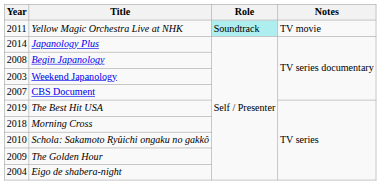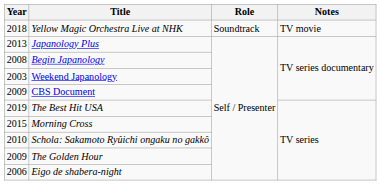(17, 28) 2011 -> (17, 28) 2018
(237, 28) paleturquoise background -> (237, 28) no background
(17, 44) 2014 -> (17, 44) 2013
(17, 92) 2007 -> (17, 92) 2009
(17, 124) 2018 -> (17, 124) 2015
(17, 172) 2004 -> (17, 172) 2006
